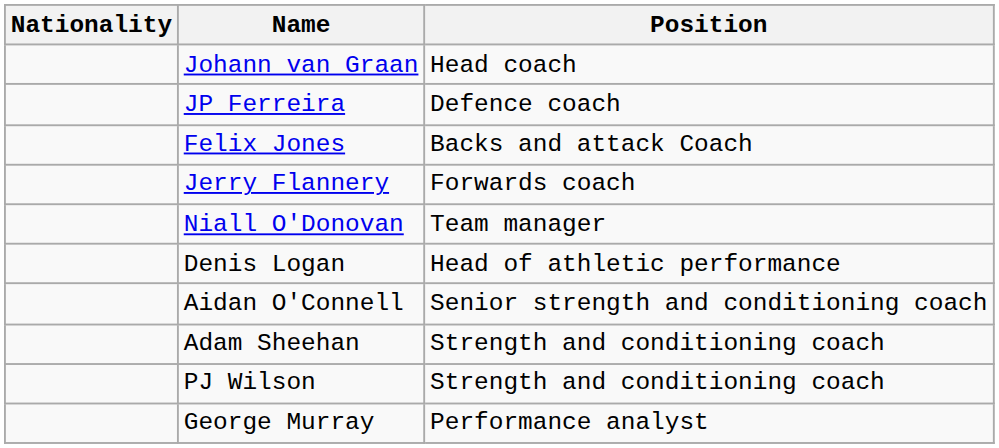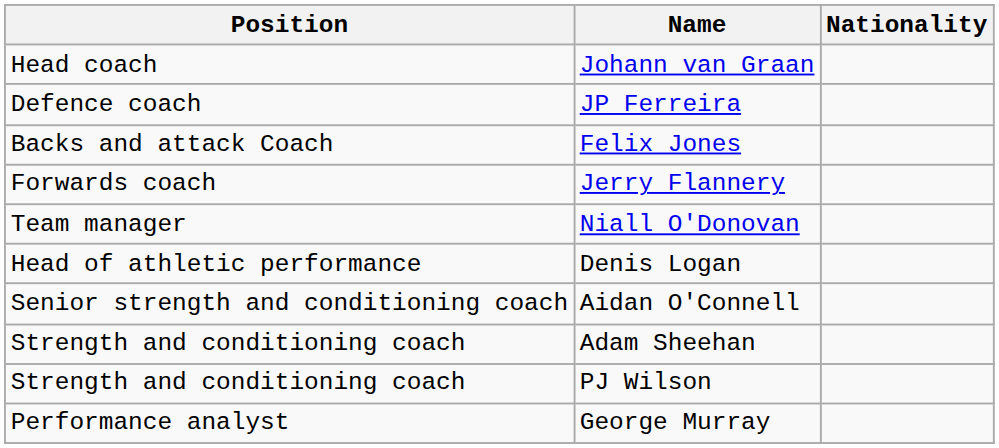columns swapped: (709, 25) <-> (91, 25)
